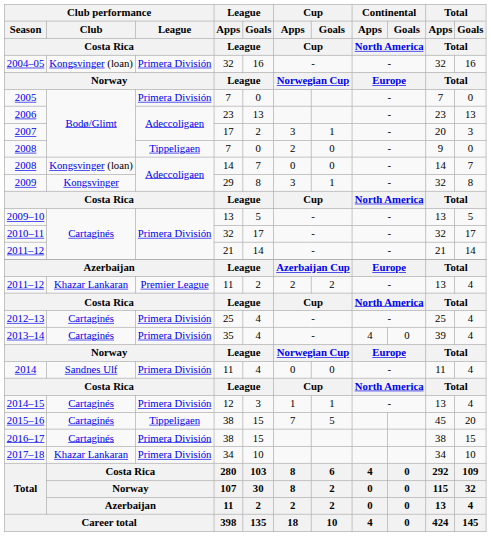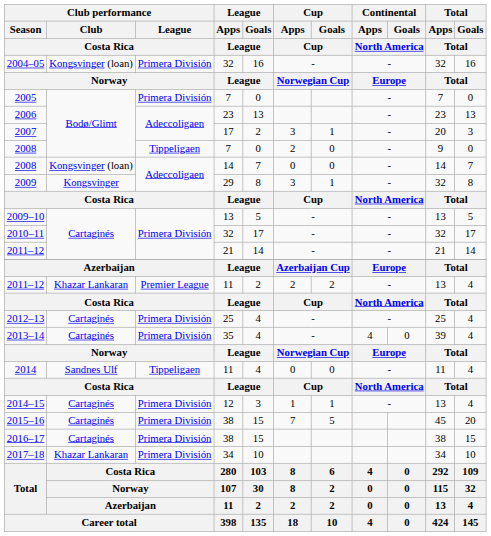(175, 370) Primera División -> (175, 370) Tippeligaen
(175, 421) Tippeligaen -> (175, 421) Primera División
